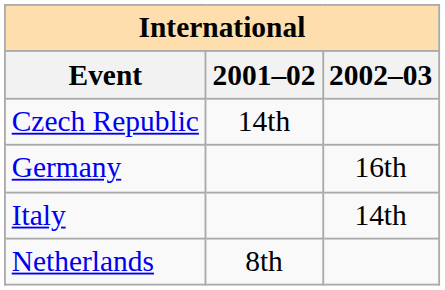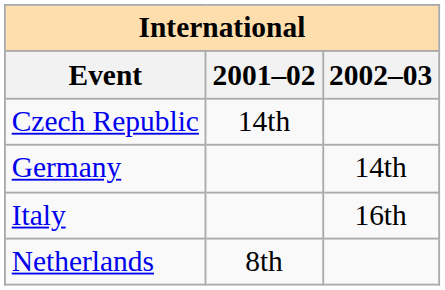(381, 167) 16th -> (381, 167) 14th
(381, 214) 14th -> (381, 214) 16th
